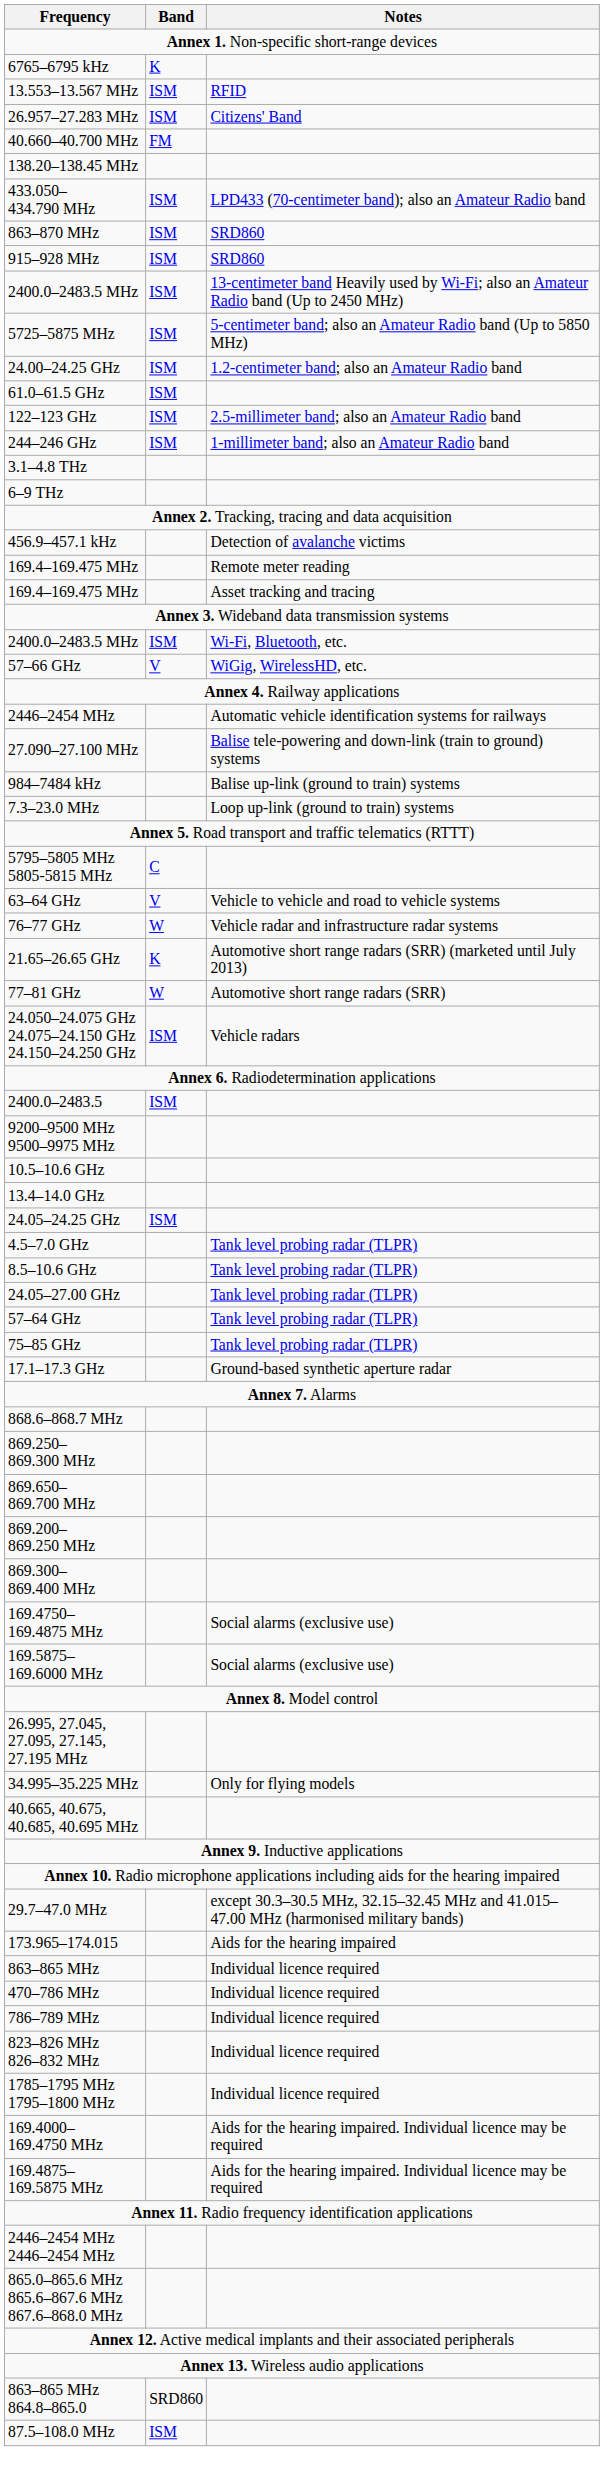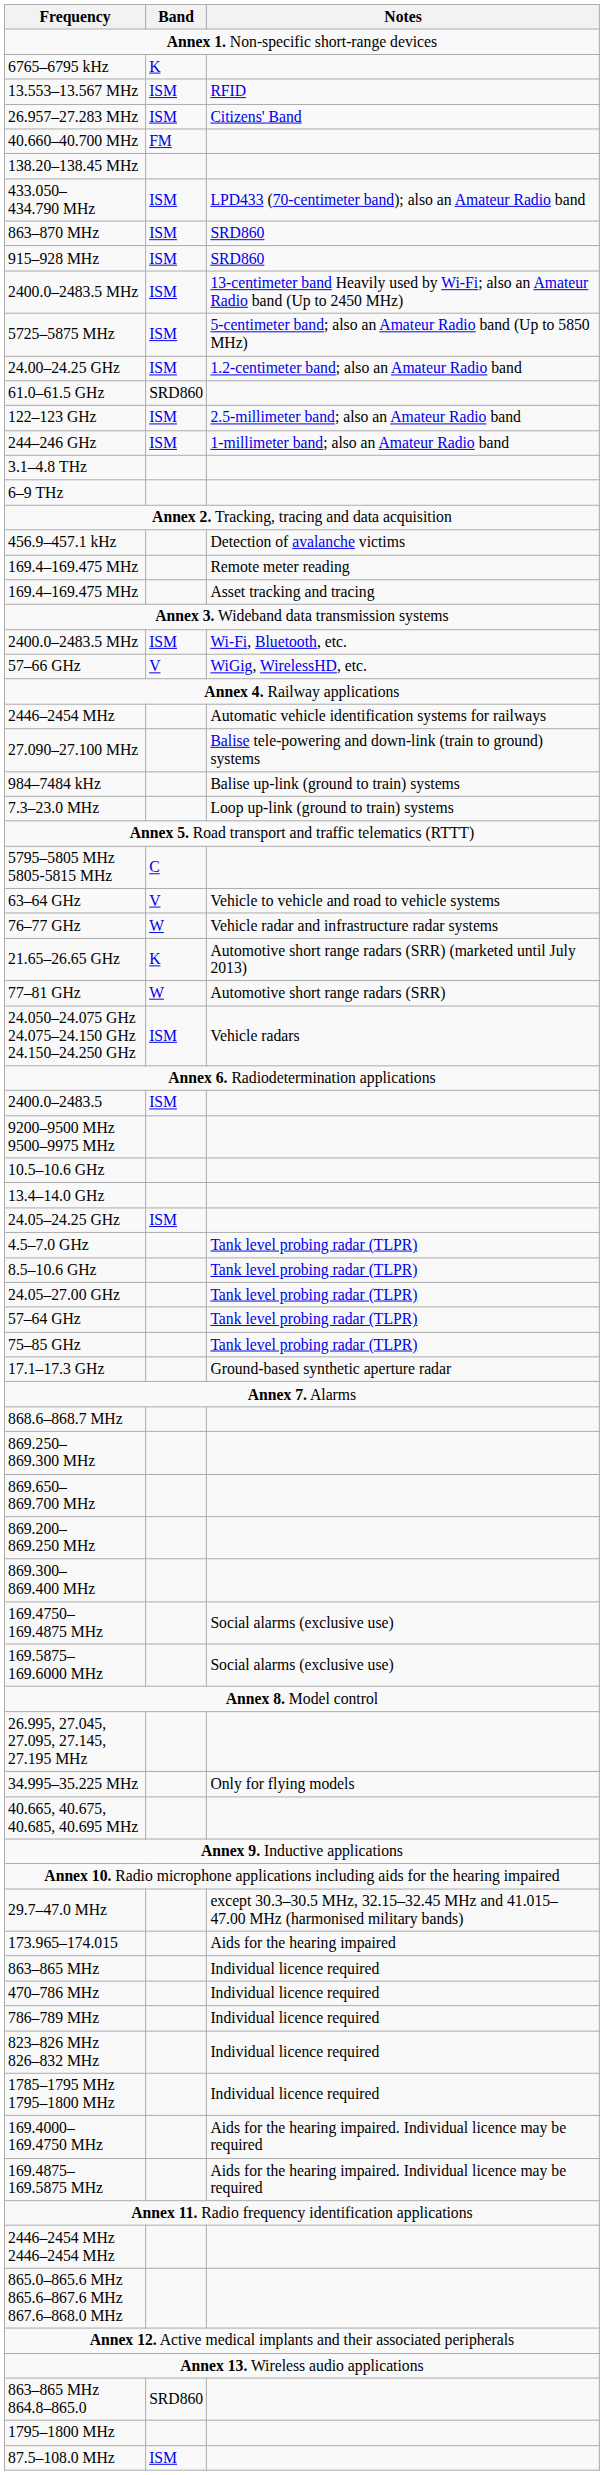(163, 393) ISM -> (176, 393) SRD860
+ row: (61, 2432)
